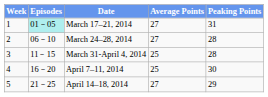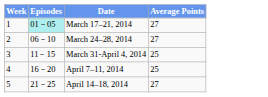- column: (235, 11)
